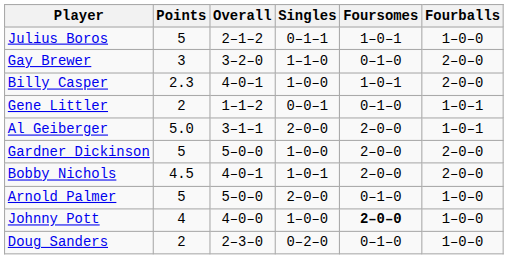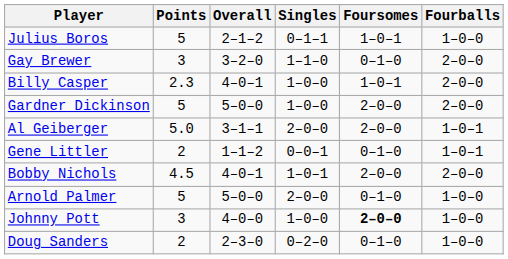rows swapped: (79, 152) <-> (58, 107)
(181, 220) 4 -> (181, 220) 3
